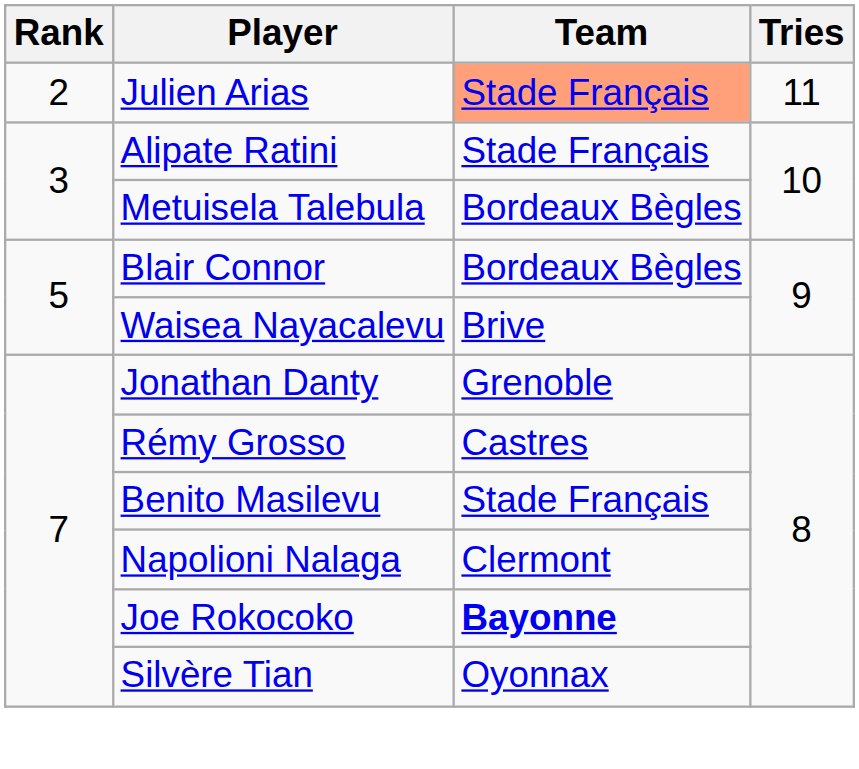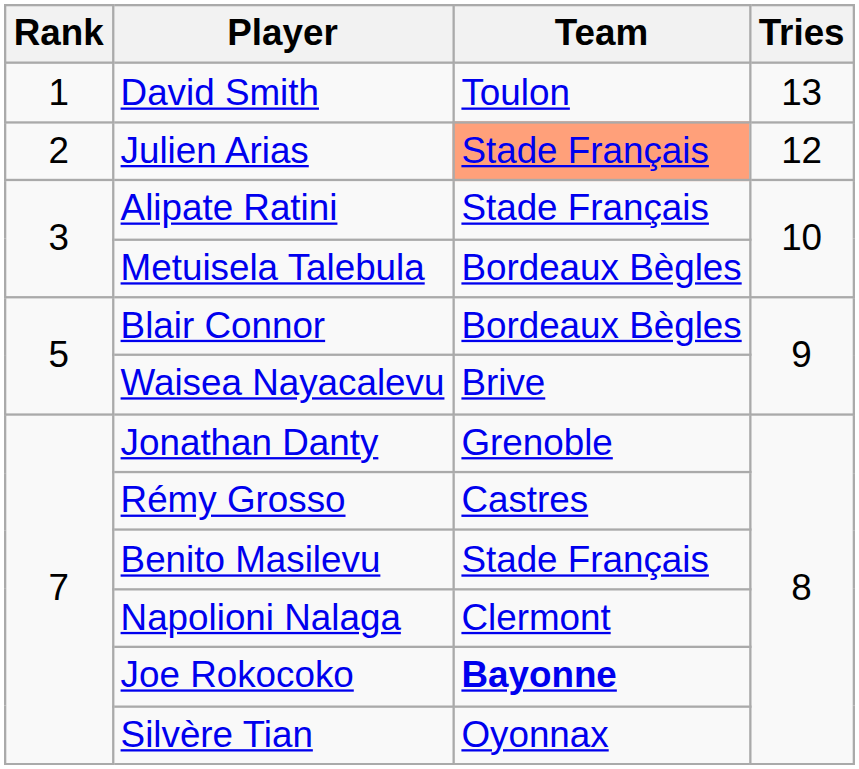+ row: (220, 92)
(802, 92) 11 -> (802, 150) 12
